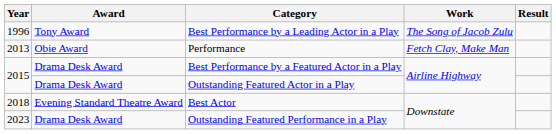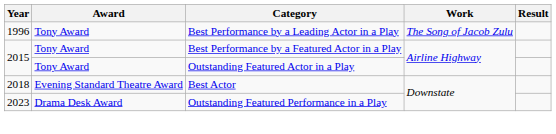- row: (217, 48)
(78, 66) Drama Desk Award -> (62, 48) Tony Award
(78, 84) Drama Desk Award -> (62, 66) Tony Award
